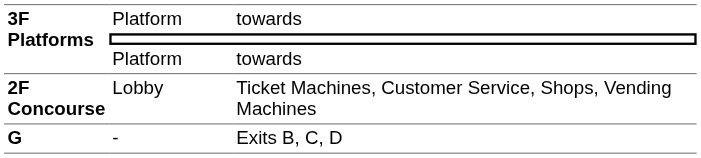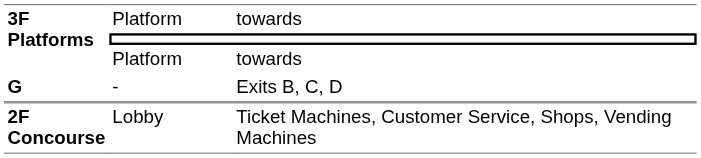rows swapped: (138, 88) <-> (115, 138)
